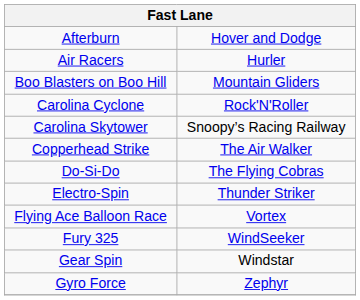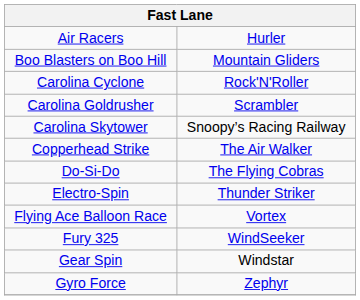- row: (91, 37)
+ row: (91, 104)
